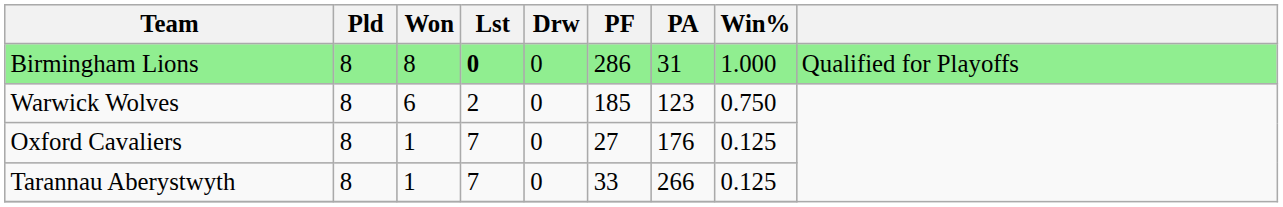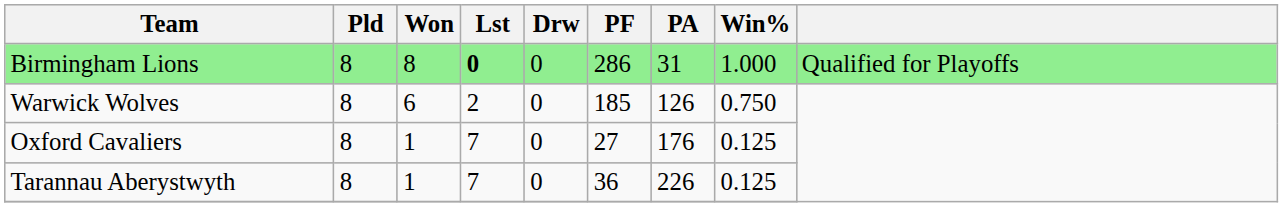(676, 102) 123 -> (676, 102) 126
(606, 181) 33 -> (606, 181) 36
(676, 181) 266 -> (676, 181) 226
